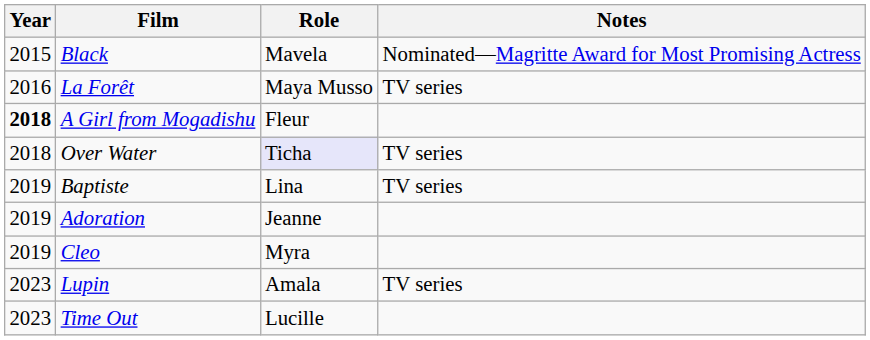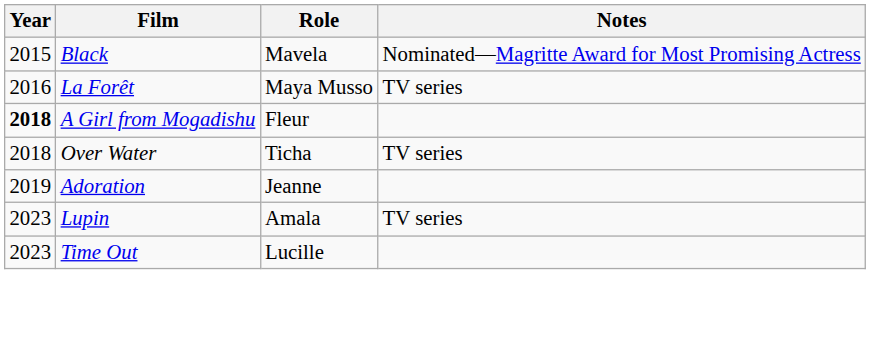(288, 152) lavender background -> (288, 152) no background
- row: (95, 185)
- row: (80, 251)
